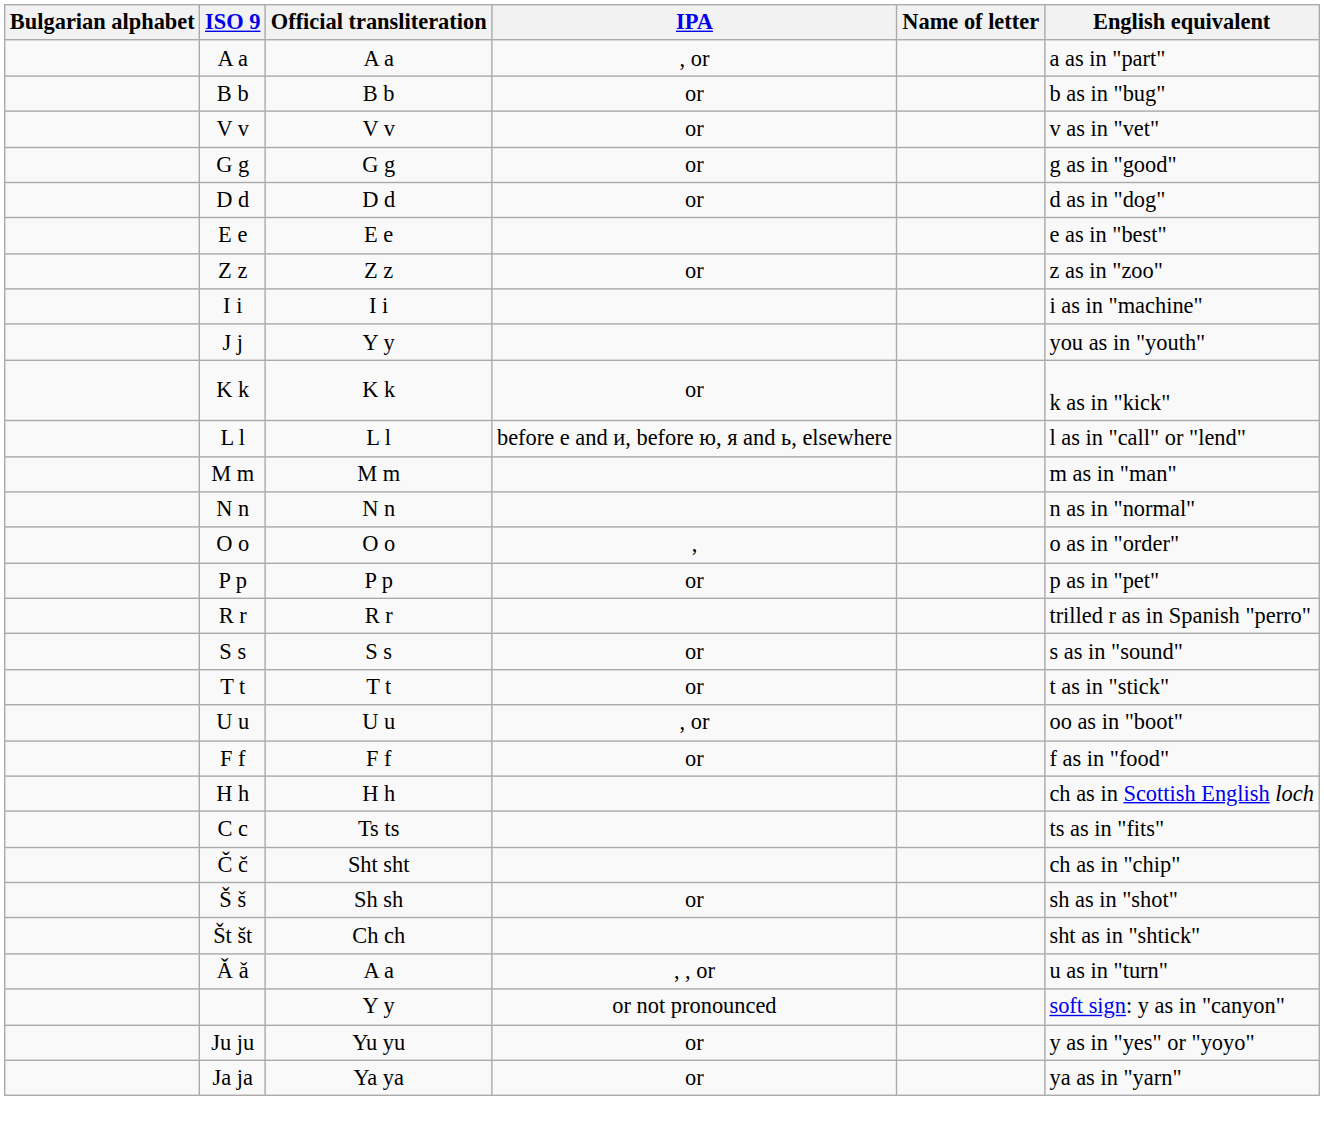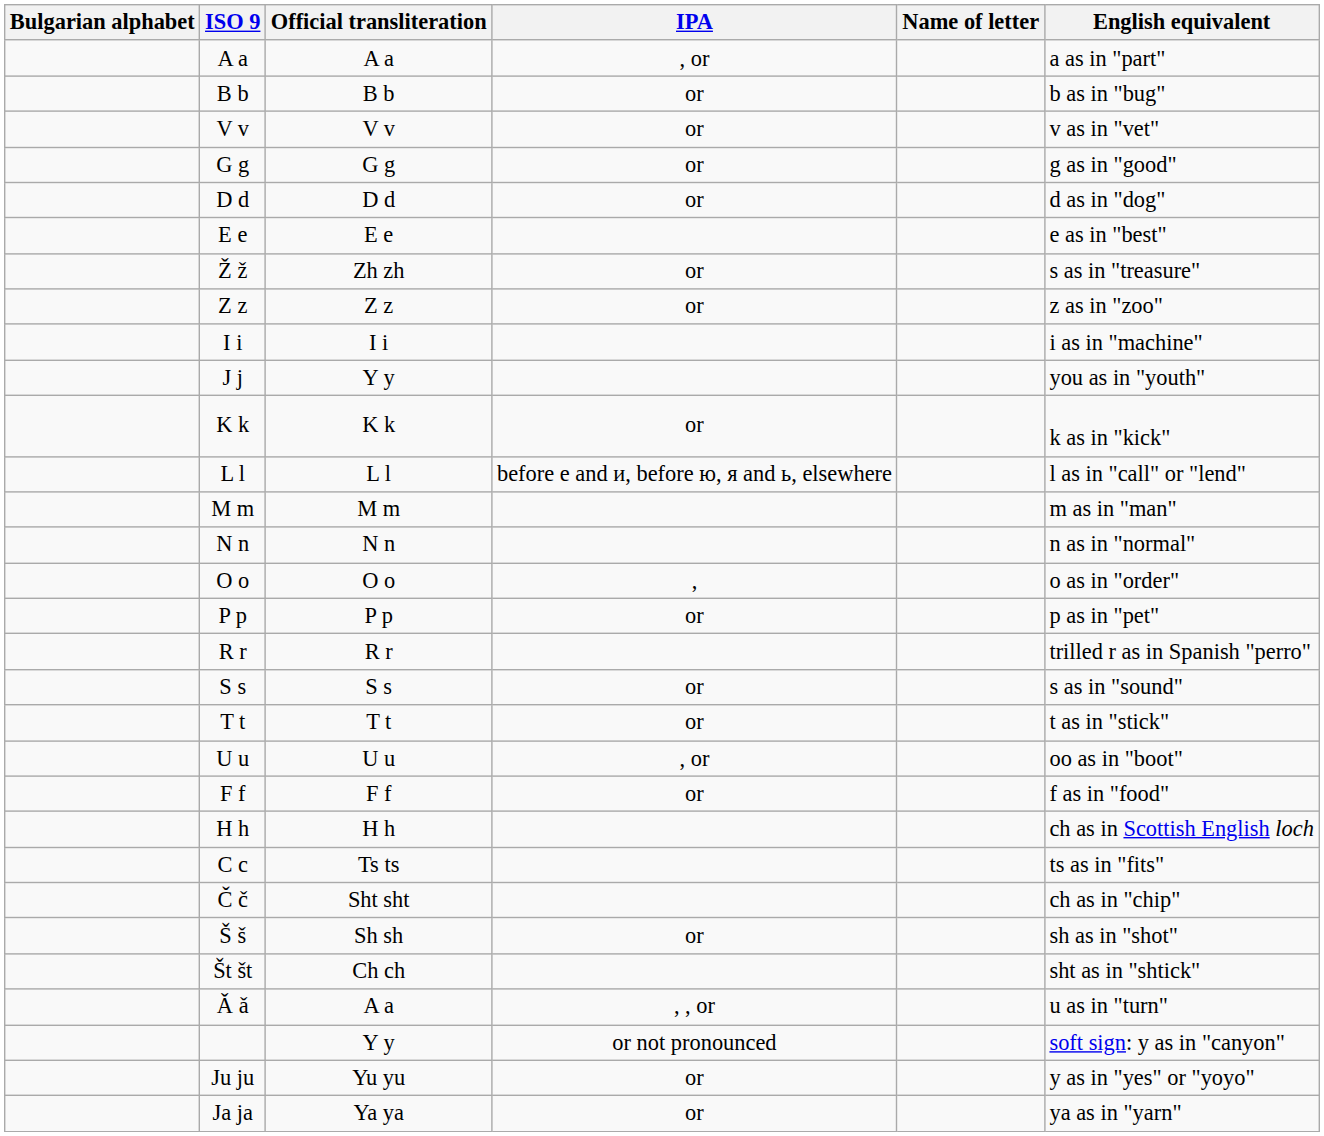+ row: (233, 270)
